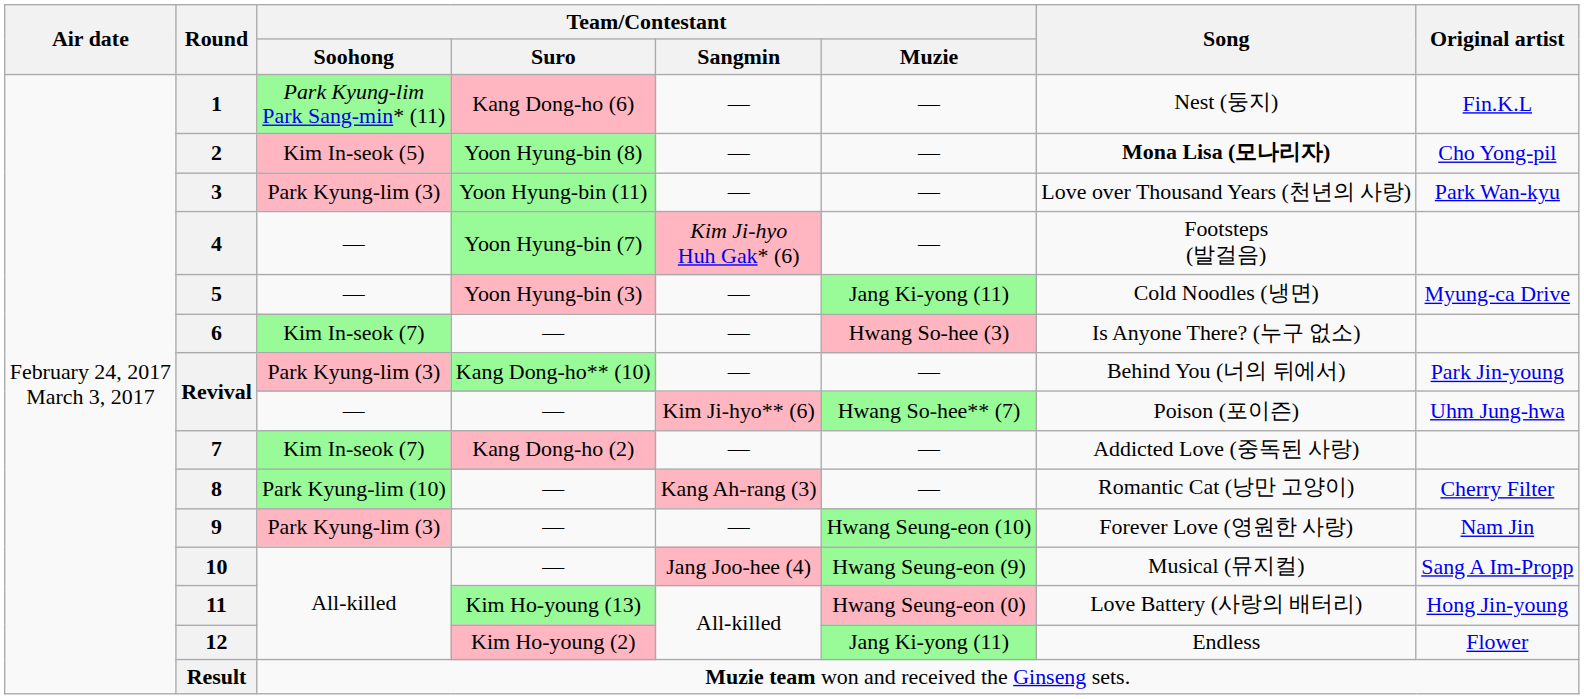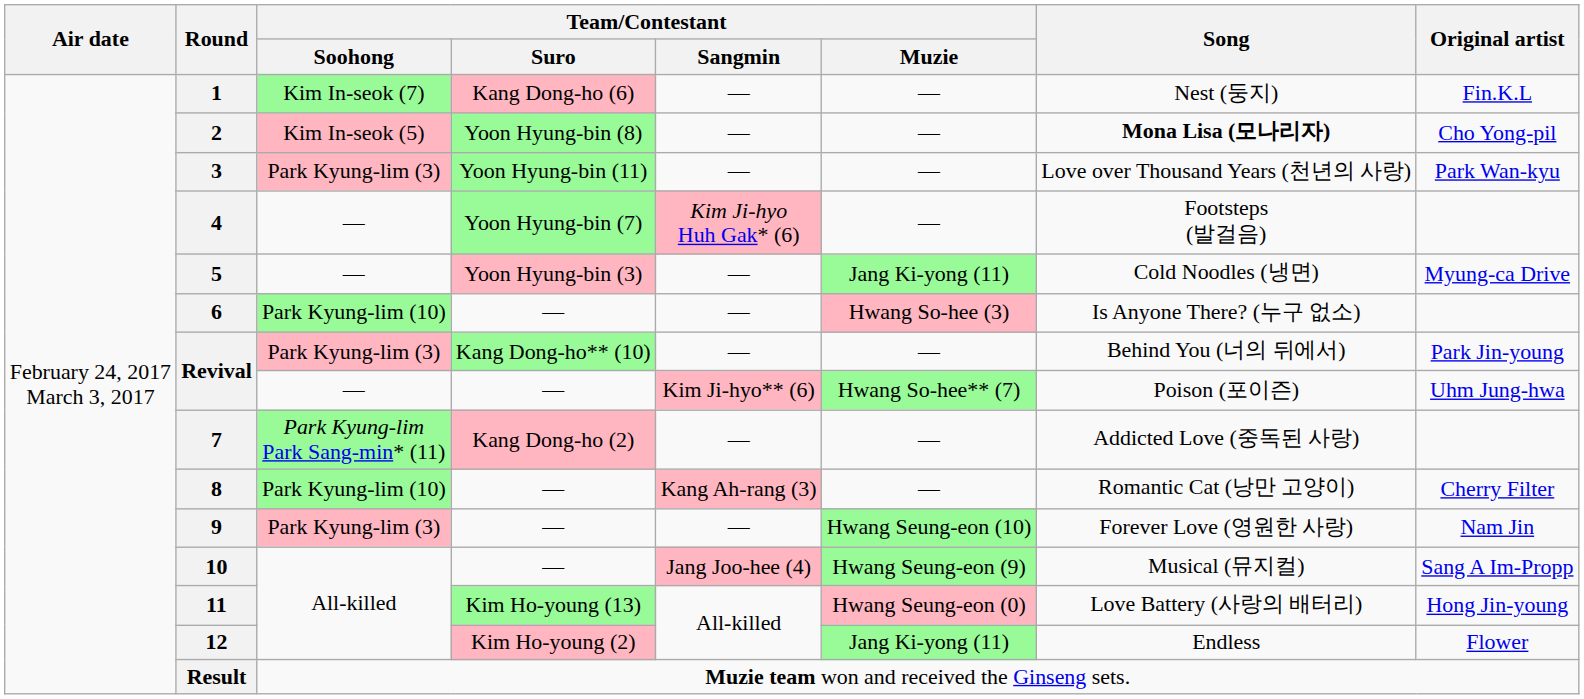(354, 103) Park Kyung-lim Park Sang-min* (11) -> (354, 93) Kim In-seok (7)
(354, 333) Kim In-seok (7) -> (354, 312) Park Kyung-lim (10)
(354, 449) Kim In-seok (7) -> (354, 439) Park Kyung-lim Park Sang-min* (11)
